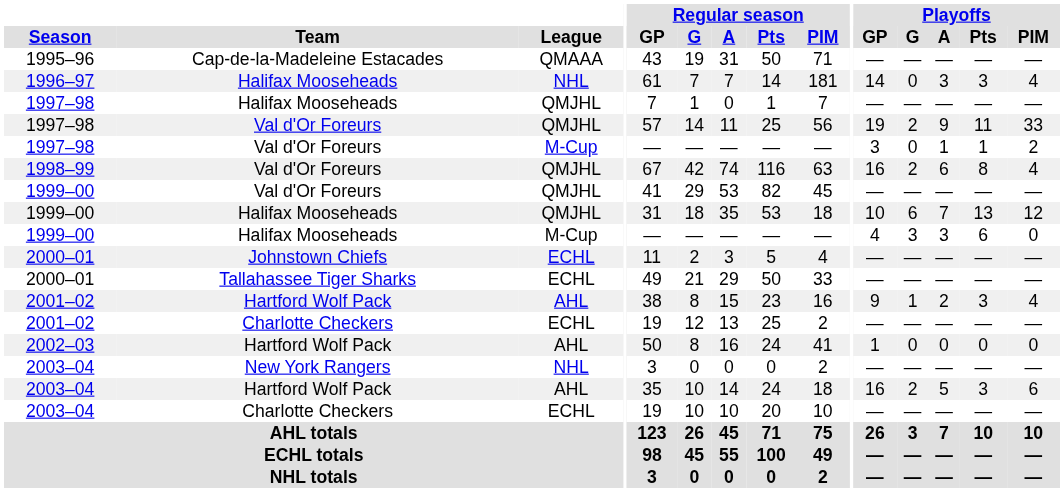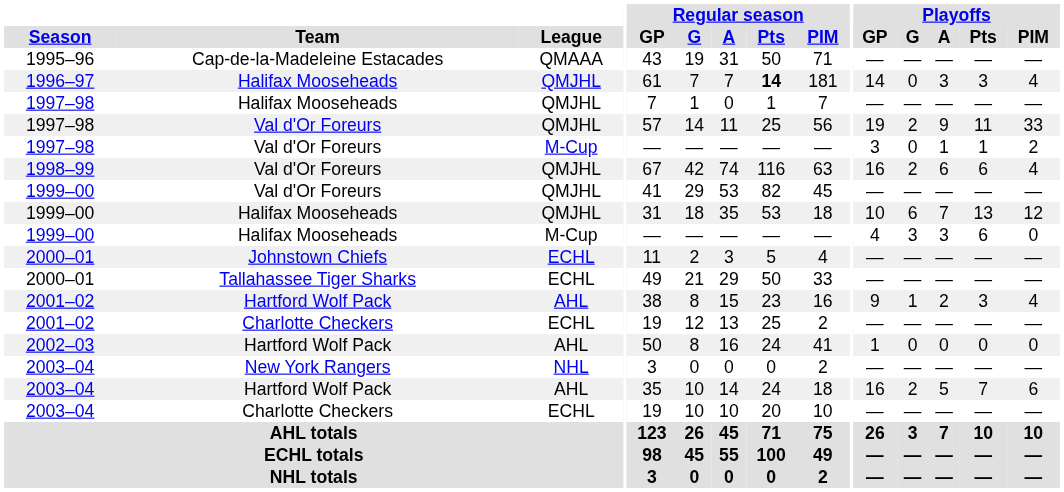(571, 80) NHL -> (571, 80) QMJHL
(771, 80) normal -> (771, 80) bold
(983, 168) 8 -> (983, 168) 6
(983, 388) 3 -> (983, 388) 7
